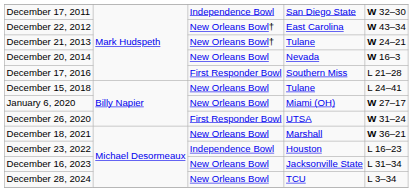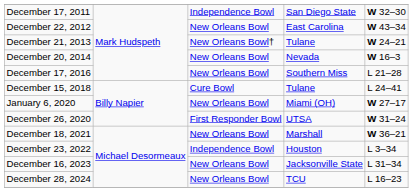(232, 27) New Orleans Bowl† -> (229, 27) New Orleans Bowl
(236, 73) First Responder Bowl -> (229, 73) New Orleans Bowl
(229, 88) New Orleans Bowl -> (212, 88) Cure Bowl
(384, 149) L 16–23 -> (382, 149) L 3–34
(382, 179) L 3–34 -> (384, 179) L 16–23
